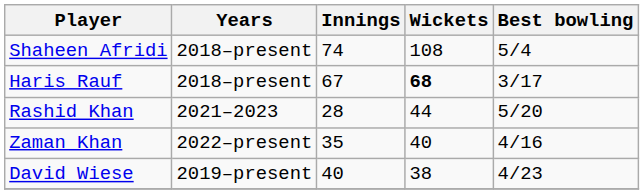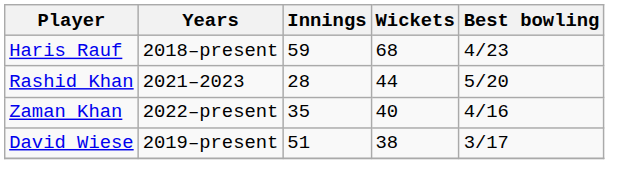- row: (88, 51)
(333, 82) 67 -> (299, 51) 59
(421, 82) bold -> (387, 51) normal
(520, 82) 3/17 -> (486, 51) 4/23
(333, 174) 40 -> (299, 143) 51
(520, 174) 4/23 -> (486, 143) 3/17
